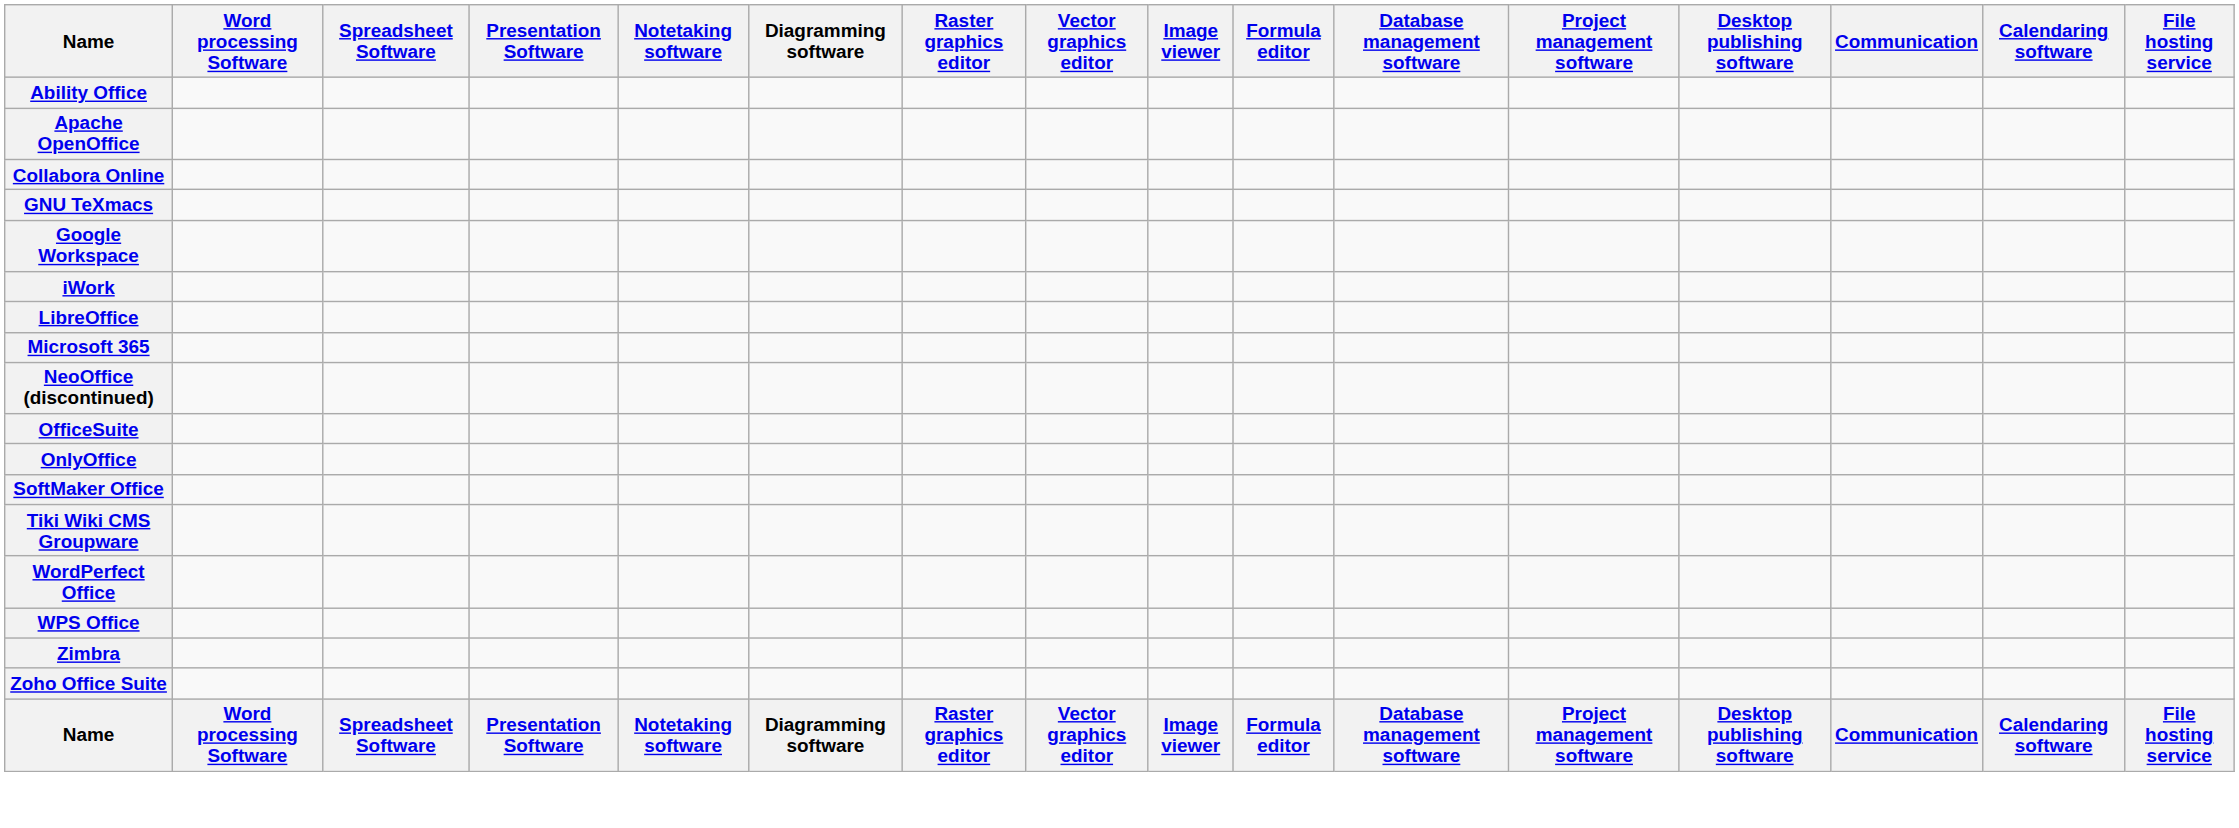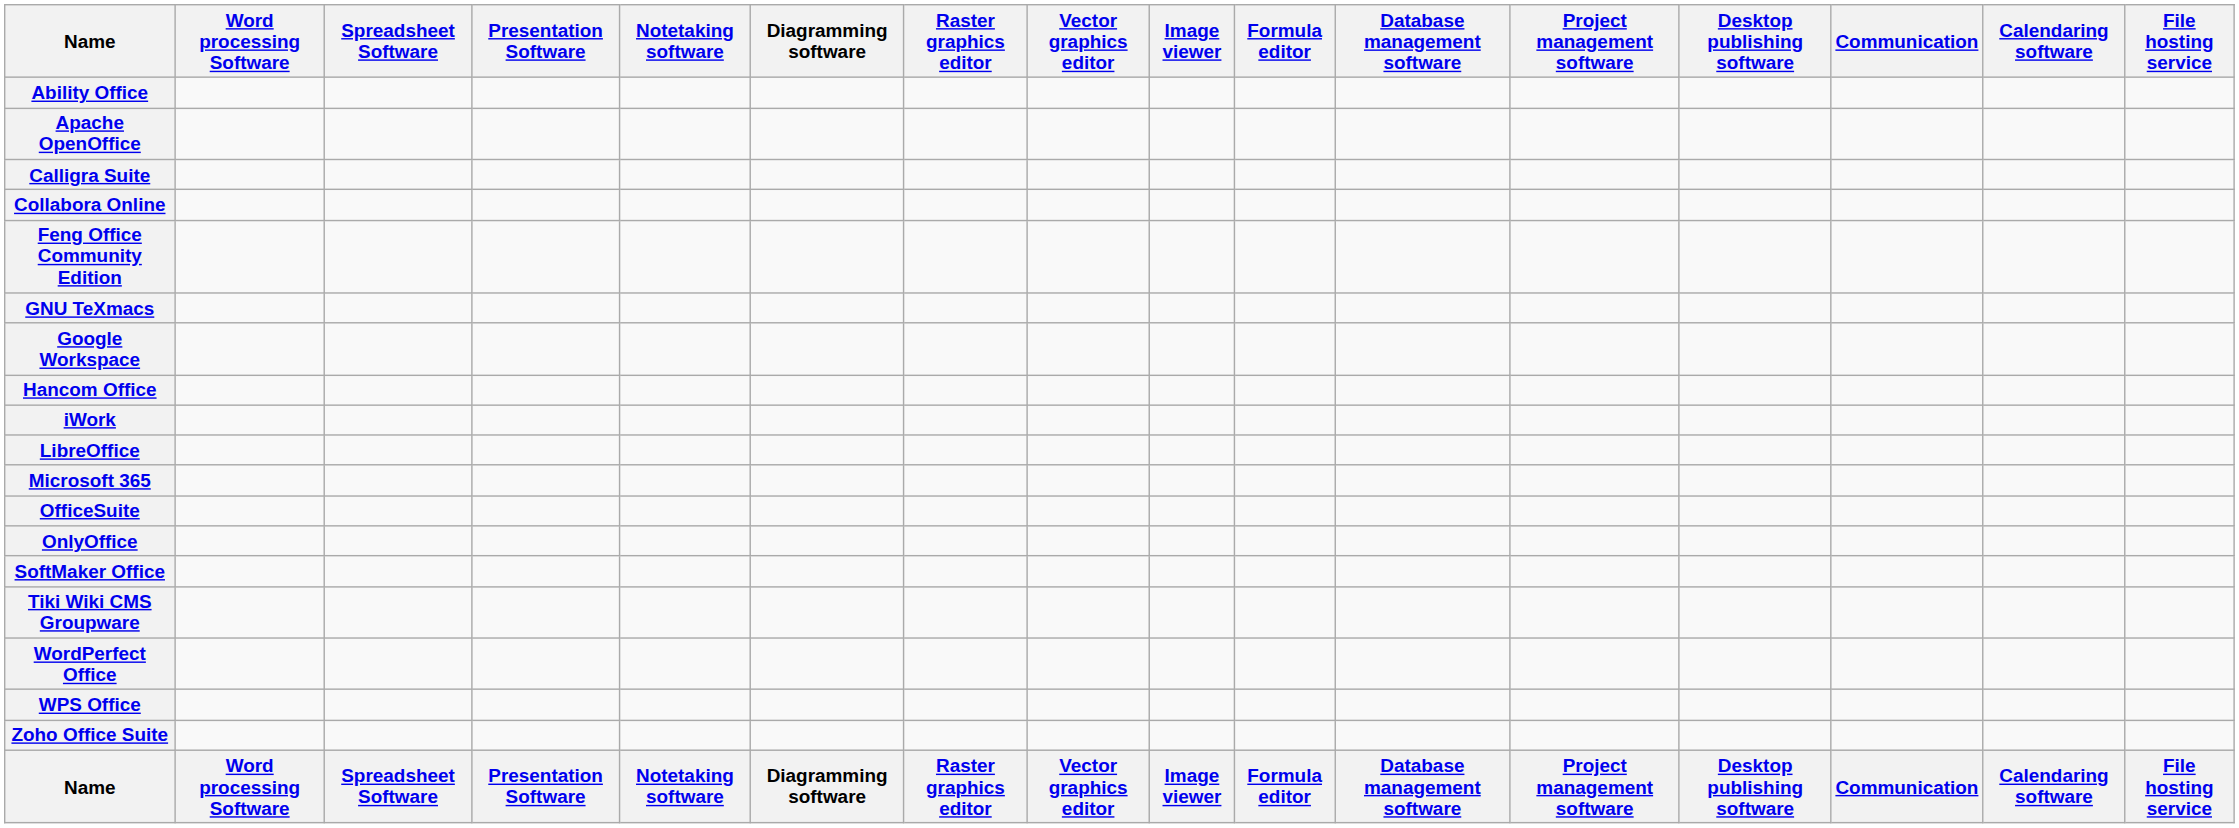+ row: (90, 175)
+ row: (90, 257)
+ row: (90, 390)
- row: (89, 388)
- row: (89, 653)
